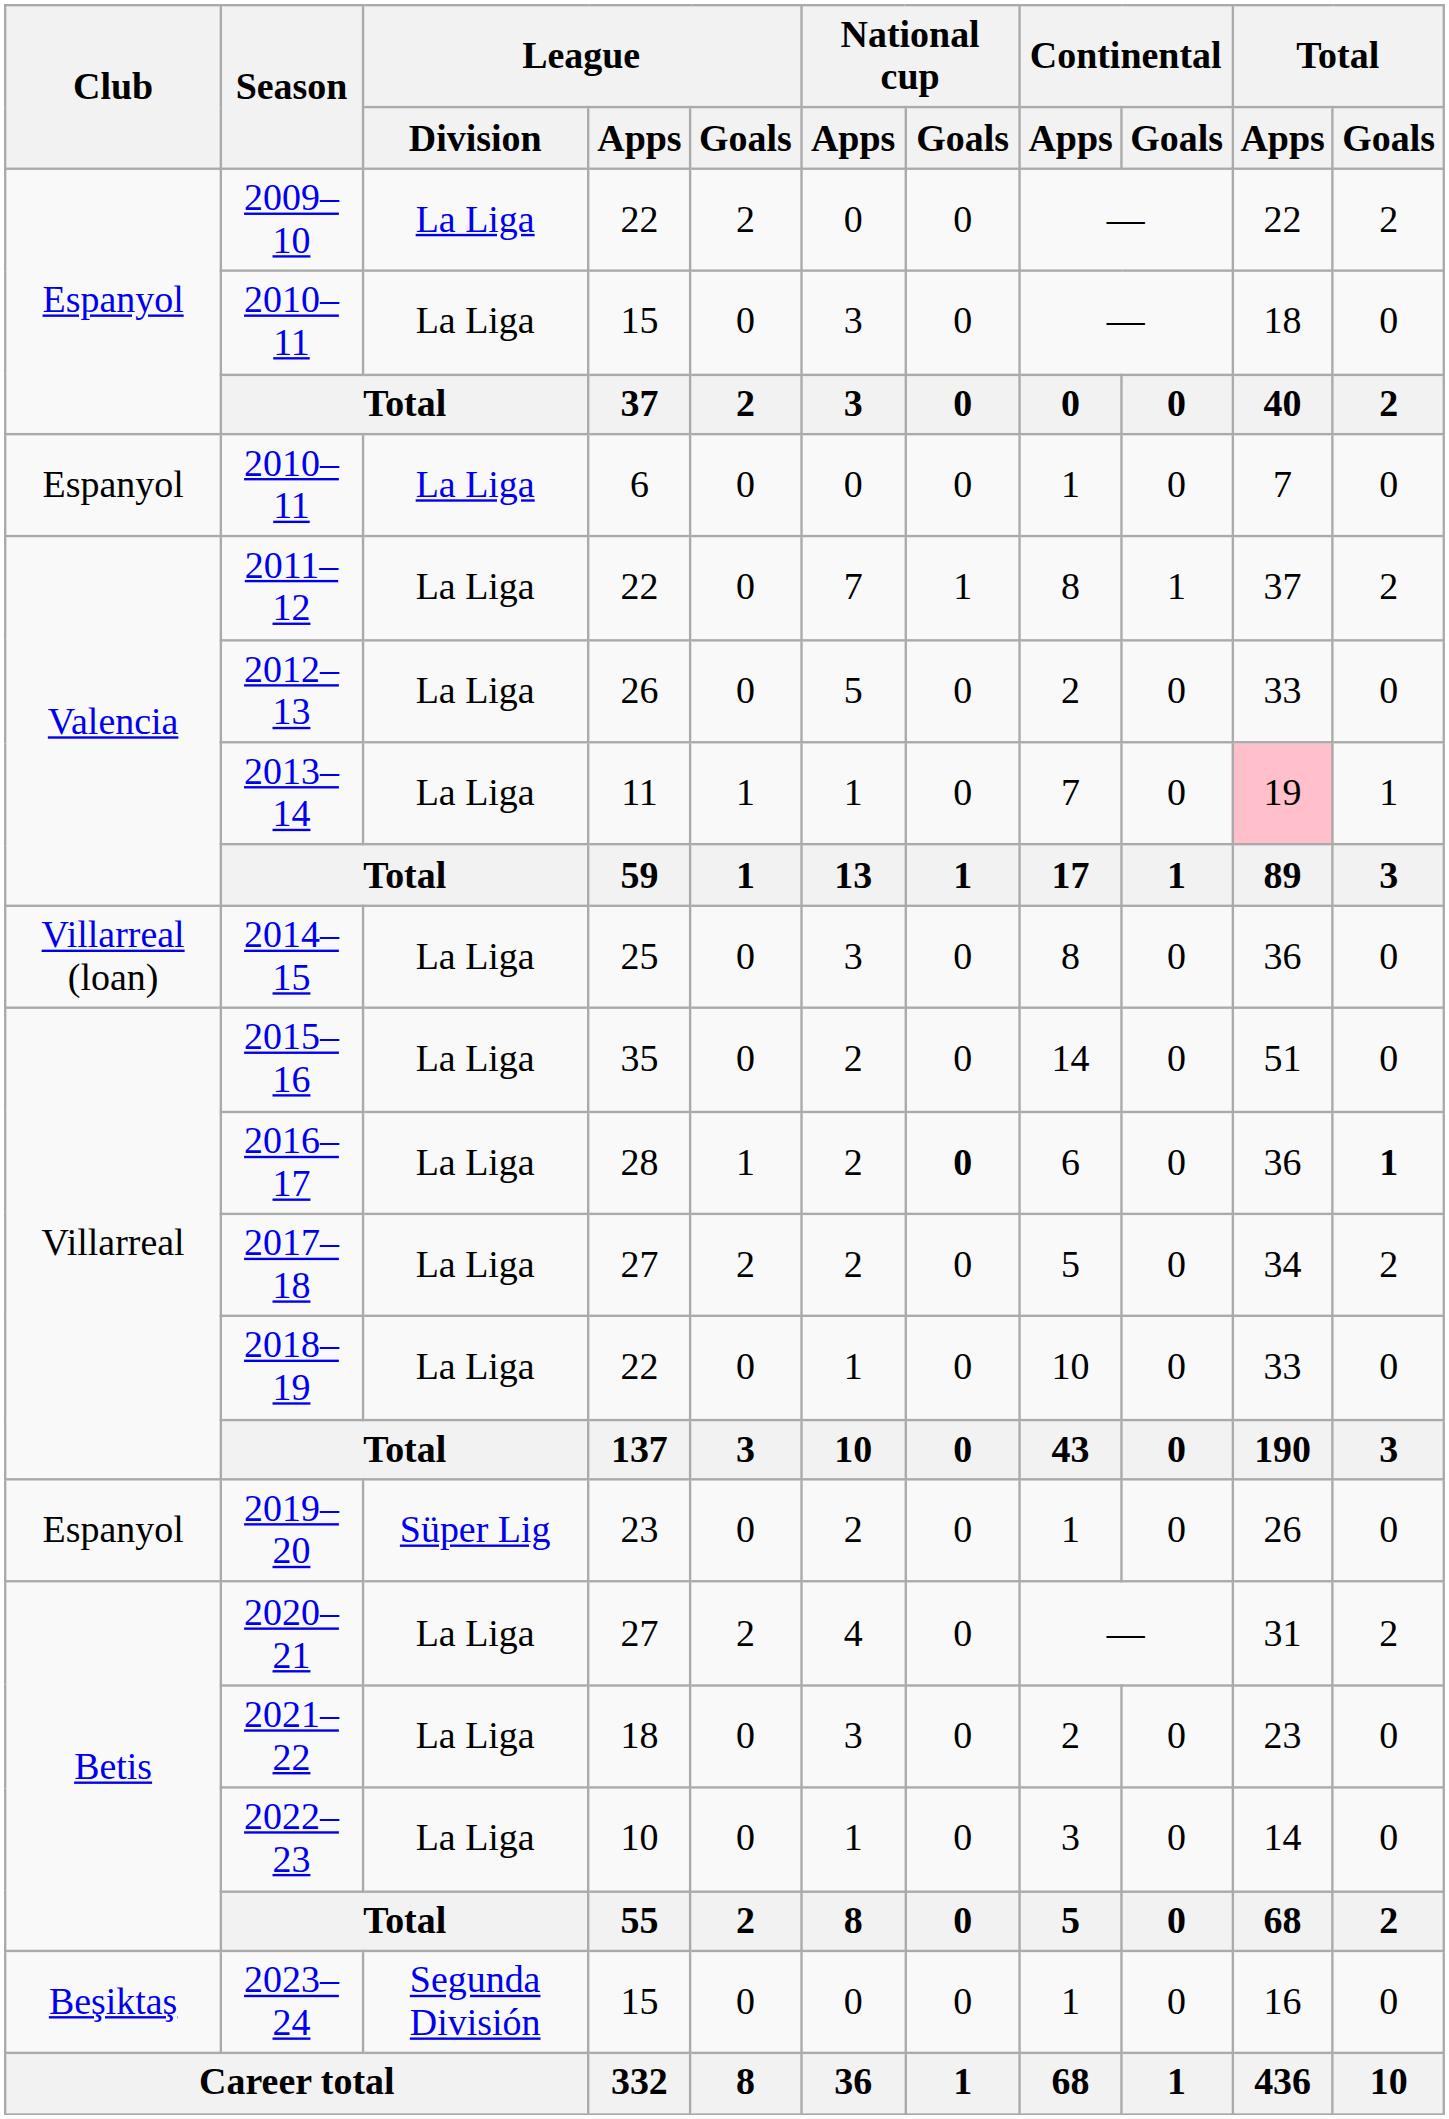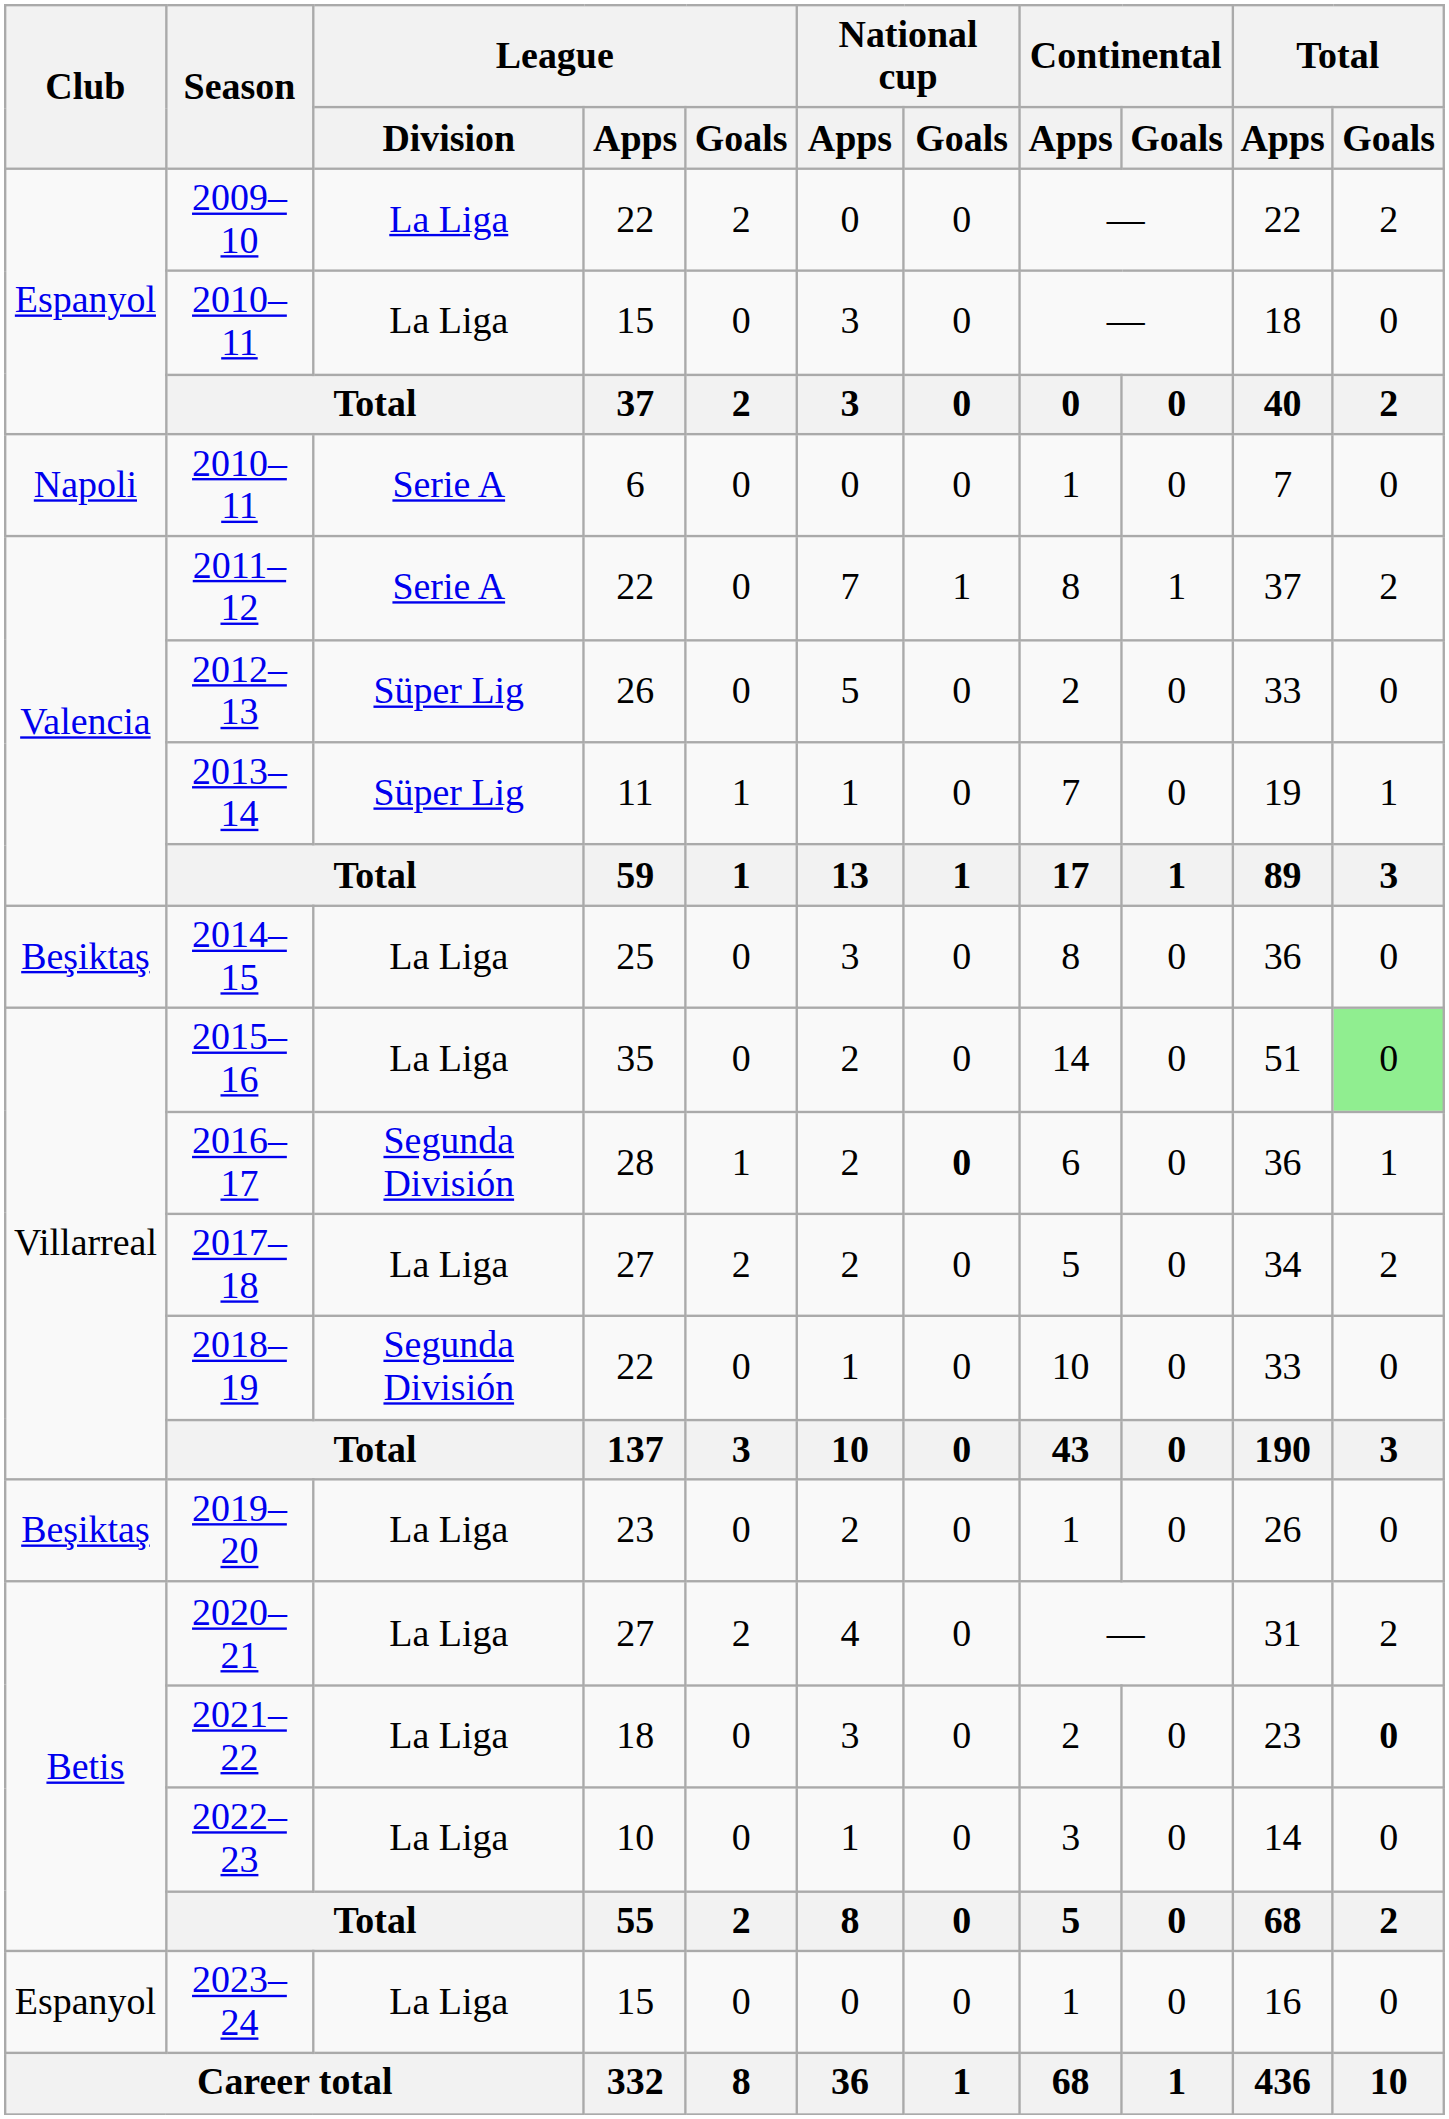(113, 484) Espanyol -> (85, 484) Napoli
(475, 484) La Liga -> (449, 484) Serie A
(475, 587) La Liga -> (449, 587) Serie A
(475, 690) La Liga -> (449, 690) Süper Lig
(475, 792) La Liga -> (449, 792) Süper Lig
(1283, 792) pink background -> (1283, 792) no background
(113, 955) Villarreal (loan) -> (85, 955) Beşiktaş
(1389, 1058) no background -> (1389, 1058) lightgreen background
(475, 1161) La Liga -> (449, 1161) Segunda División
(1389, 1161) bold -> (1389, 1161) normal
(475, 1367) La Liga -> (449, 1367) Segunda División
(113, 1530) Espanyol -> (85, 1530) Beşiktaş
(475, 1530) Süper Lig -> (449, 1530) La Liga
(1389, 1735) normal -> (1389, 1735) bold
(113, 2001) Beşiktaş -> (85, 2001) Espanyol
(475, 2001) Segunda División -> (449, 2001) La Liga
